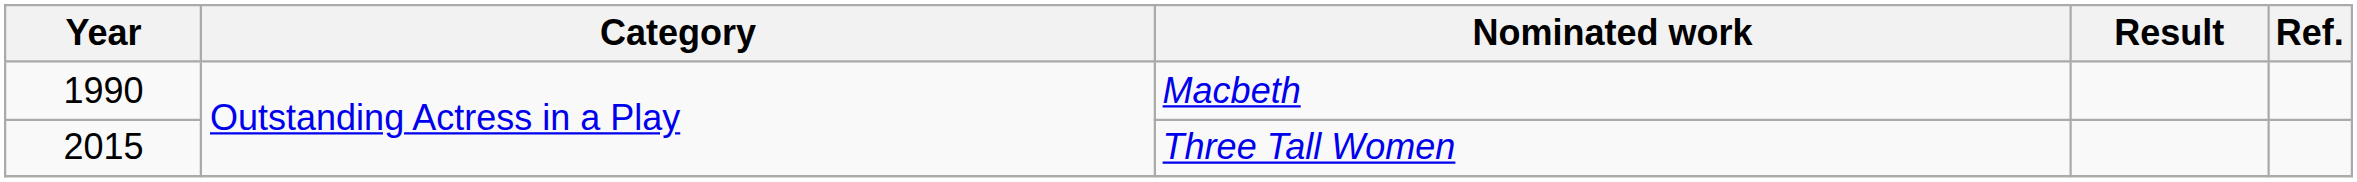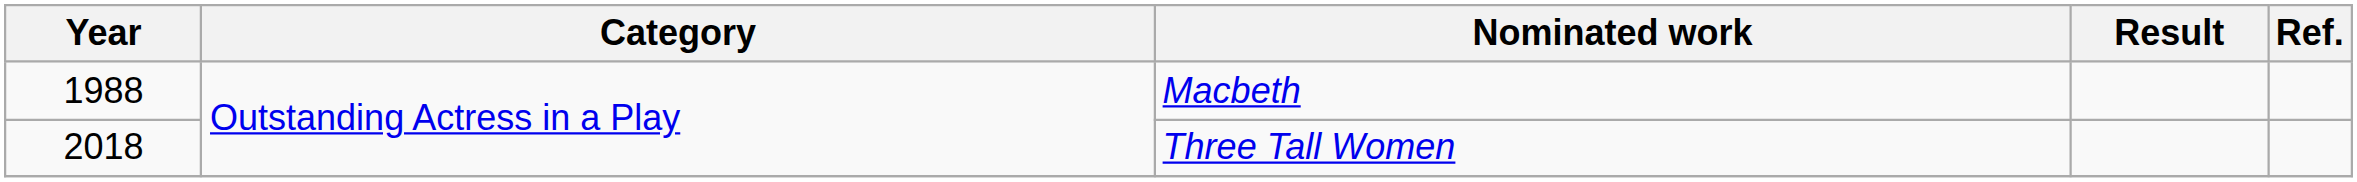(103, 90) 1990 -> (103, 90) 1988
(103, 147) 2015 -> (103, 147) 2018
